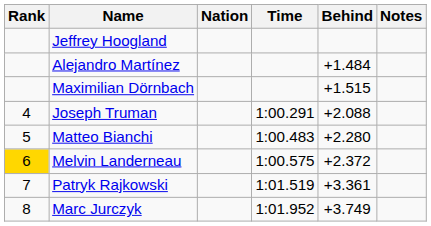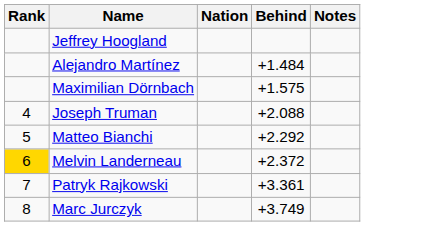- column: (285, 16)
(347, 88) +1.515 -> (281, 88) +1.575
(347, 137) +2.280 -> (281, 137) +2.292
